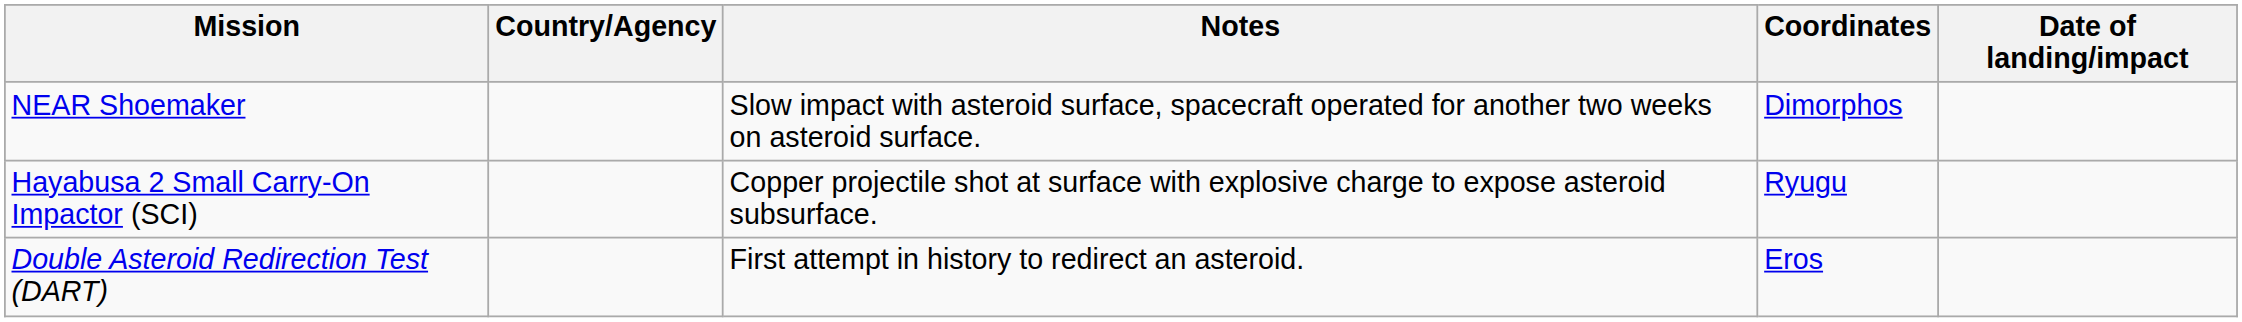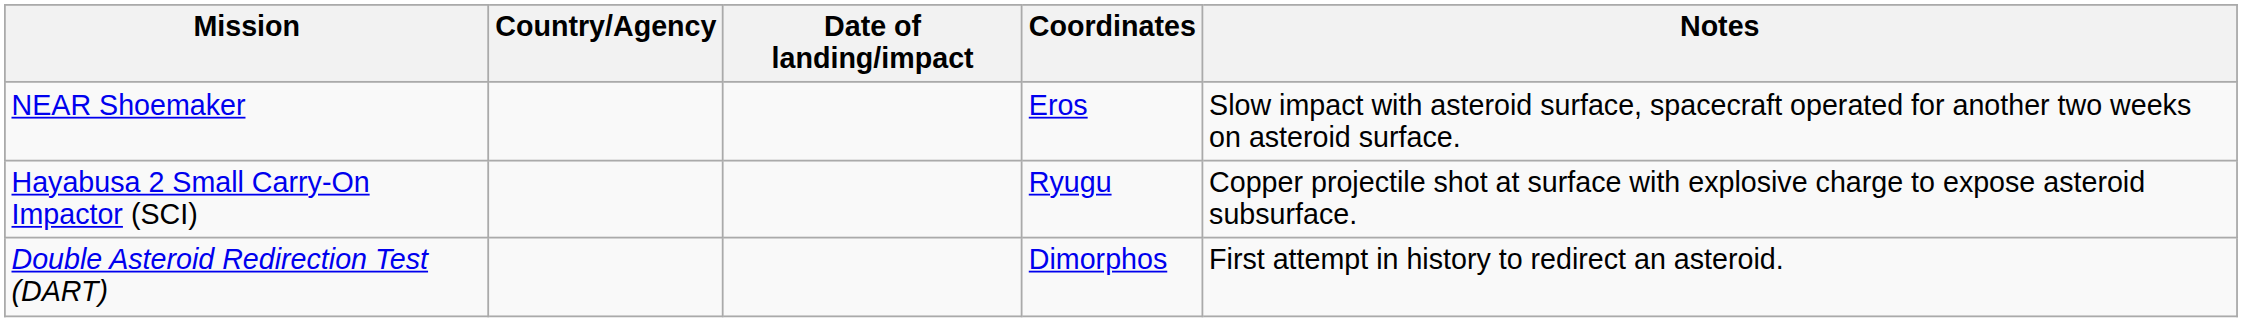columns swapped: (2087, 43) <-> (1240, 27)
(1833, 104) Dimorphos -> (1058, 104) Eros
(1794, 260) Eros -> (1098, 260) Dimorphos
